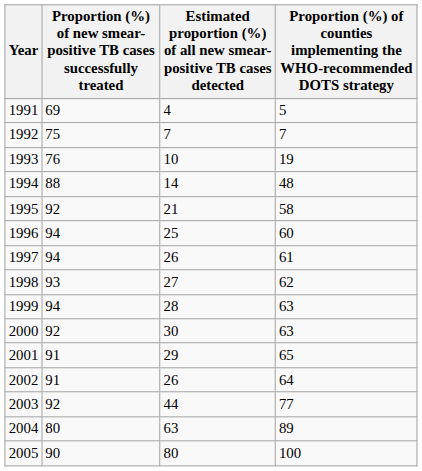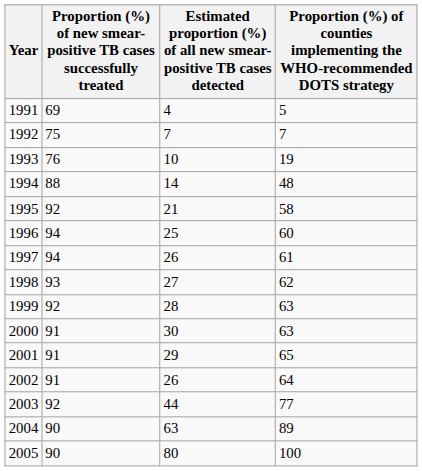(53, 306) 94 -> (53, 306) 92
(53, 330) 92 -> (53, 330) 91
(53, 428) 80 -> (53, 428) 90
